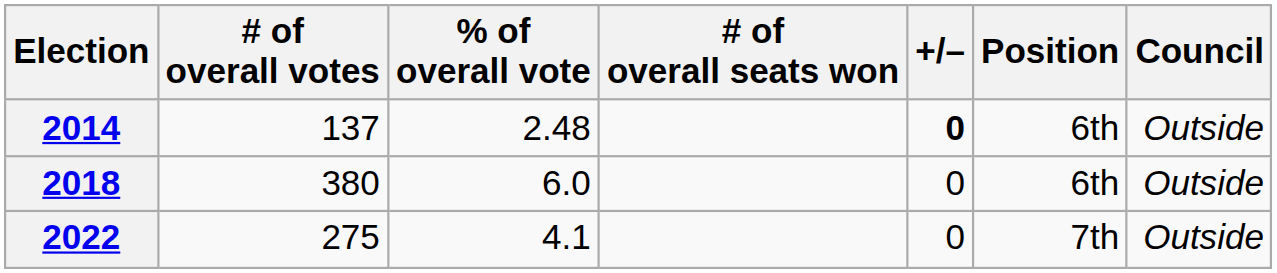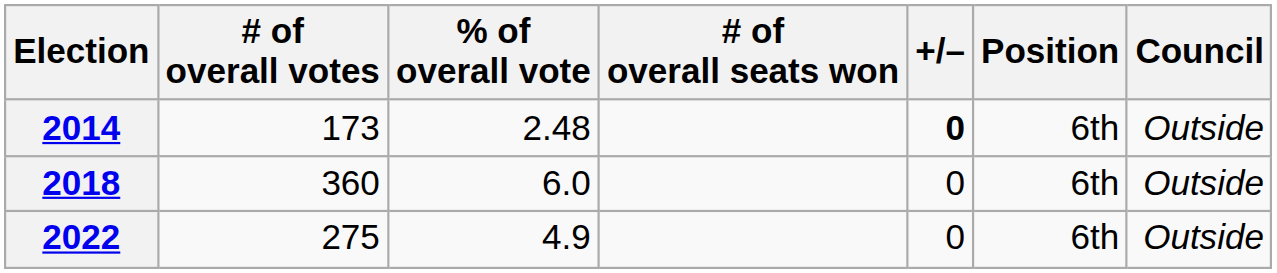(351, 127) 137 -> (351, 127) 173
(351, 182) 380 -> (351, 182) 360
(566, 238) 4.1 -> (566, 238) 4.9
(1095, 238) 7th -> (1095, 238) 6th
